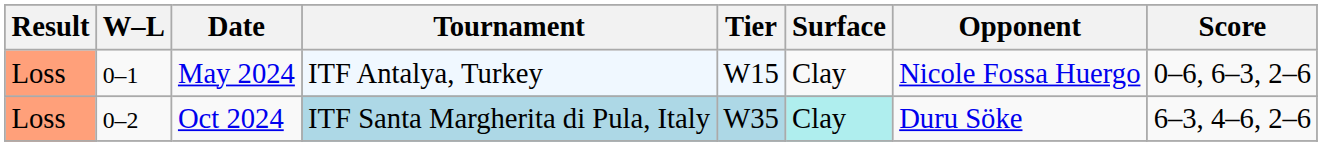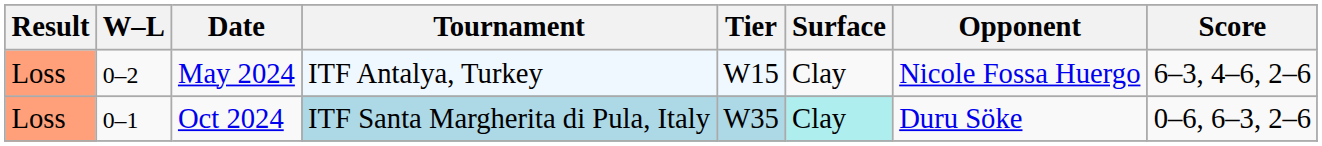(121, 74) 0–1 -> (121, 74) 0–2
(1232, 72) 0–6, 6–3, 2–6 -> (1232, 72) 6–3, 4–6, 2–6
(121, 119) 0–2 -> (121, 119) 0–1
(1232, 118) 6–3, 4–6, 2–6 -> (1232, 118) 0–6, 6–3, 2–6
